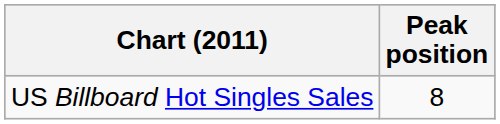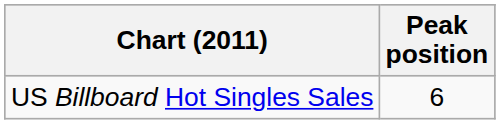(437, 97) 8 -> (437, 97) 6
